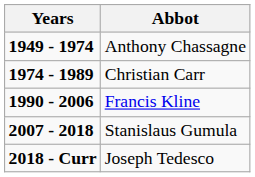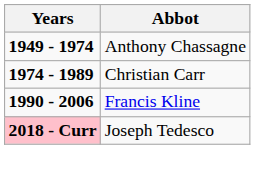- row: (171, 130)
(53, 158) no background -> (53, 130) pink background
